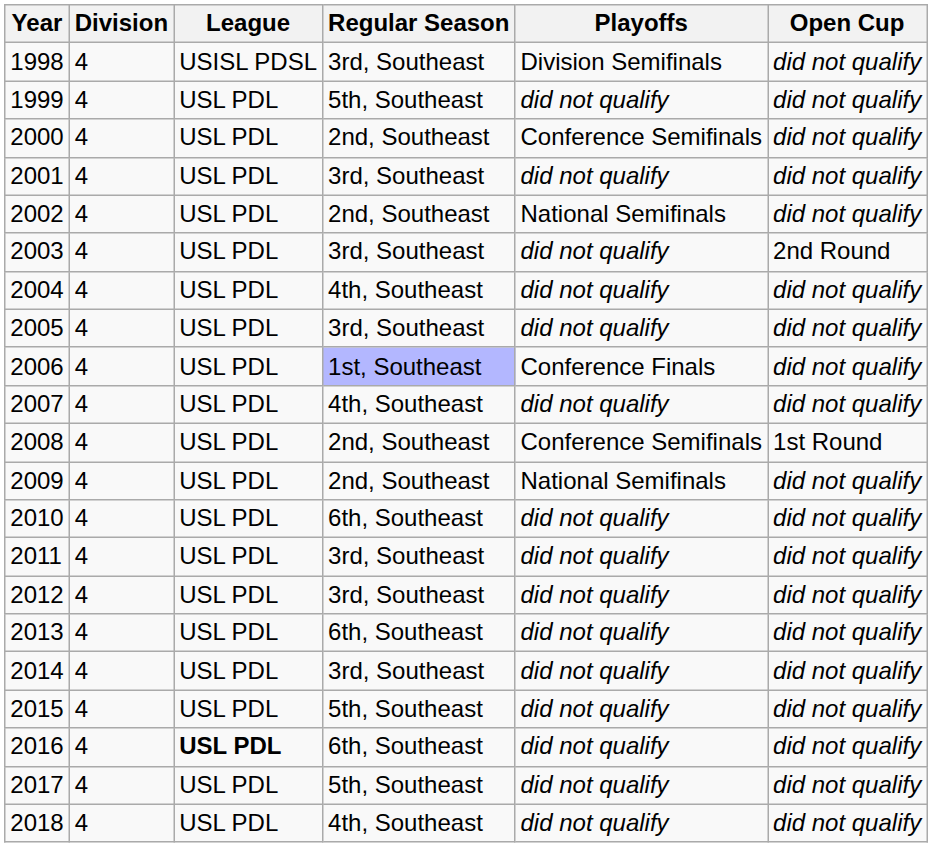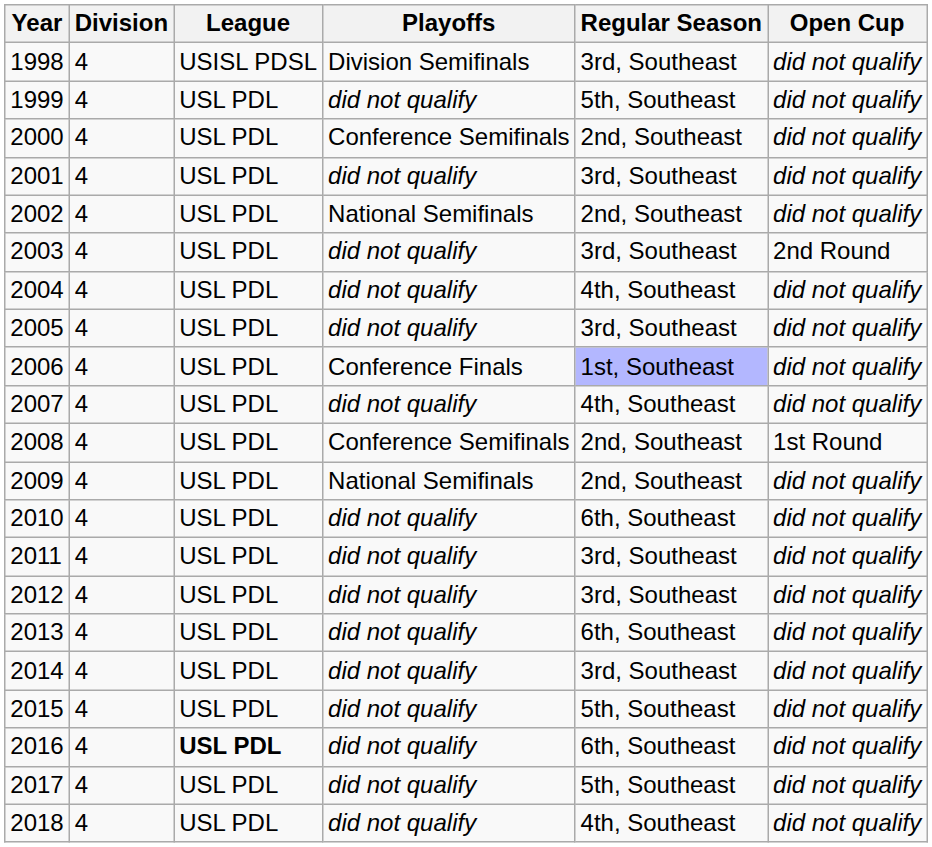columns swapped: (419, 23) <-> (641, 23)
